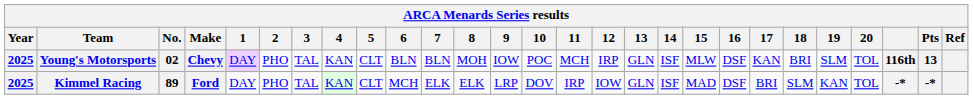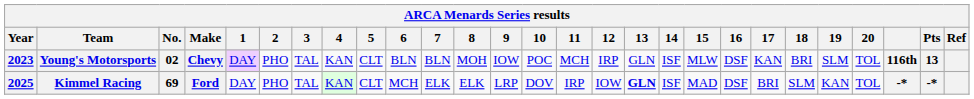(21, 60) 2025 -> (21, 60) 2023
(172, 83) 89 -> (172, 83) 69
(641, 83) normal -> (642, 83) bold
